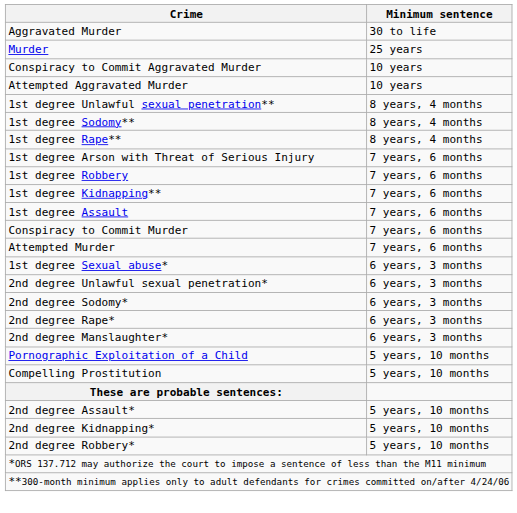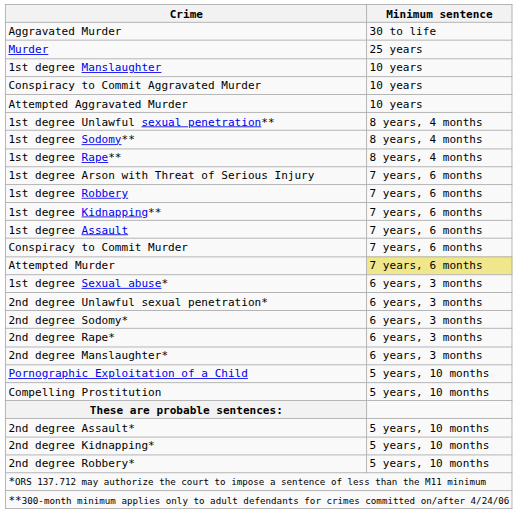+ row: (85, 67)
(426, 248) no background -> (426, 266) khaki background
